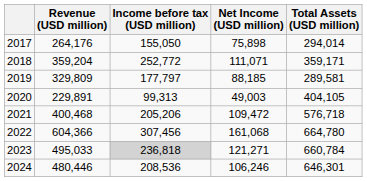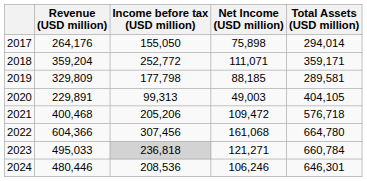(160, 79) 177,797 -> (160, 79) 177,798
